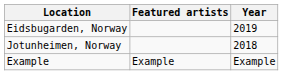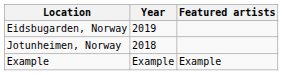columns swapped: (254, 13) <-> (180, 13)
